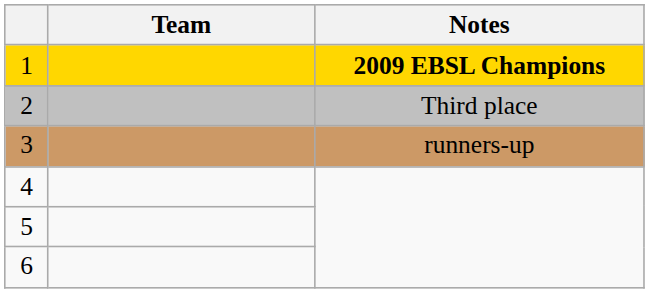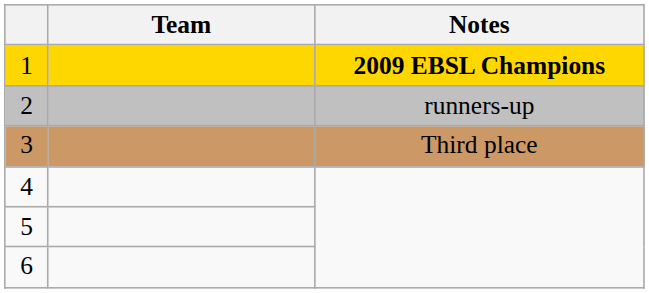(479, 105) Third place -> (479, 105) runners-up
(479, 145) runners-up -> (479, 145) Third place
